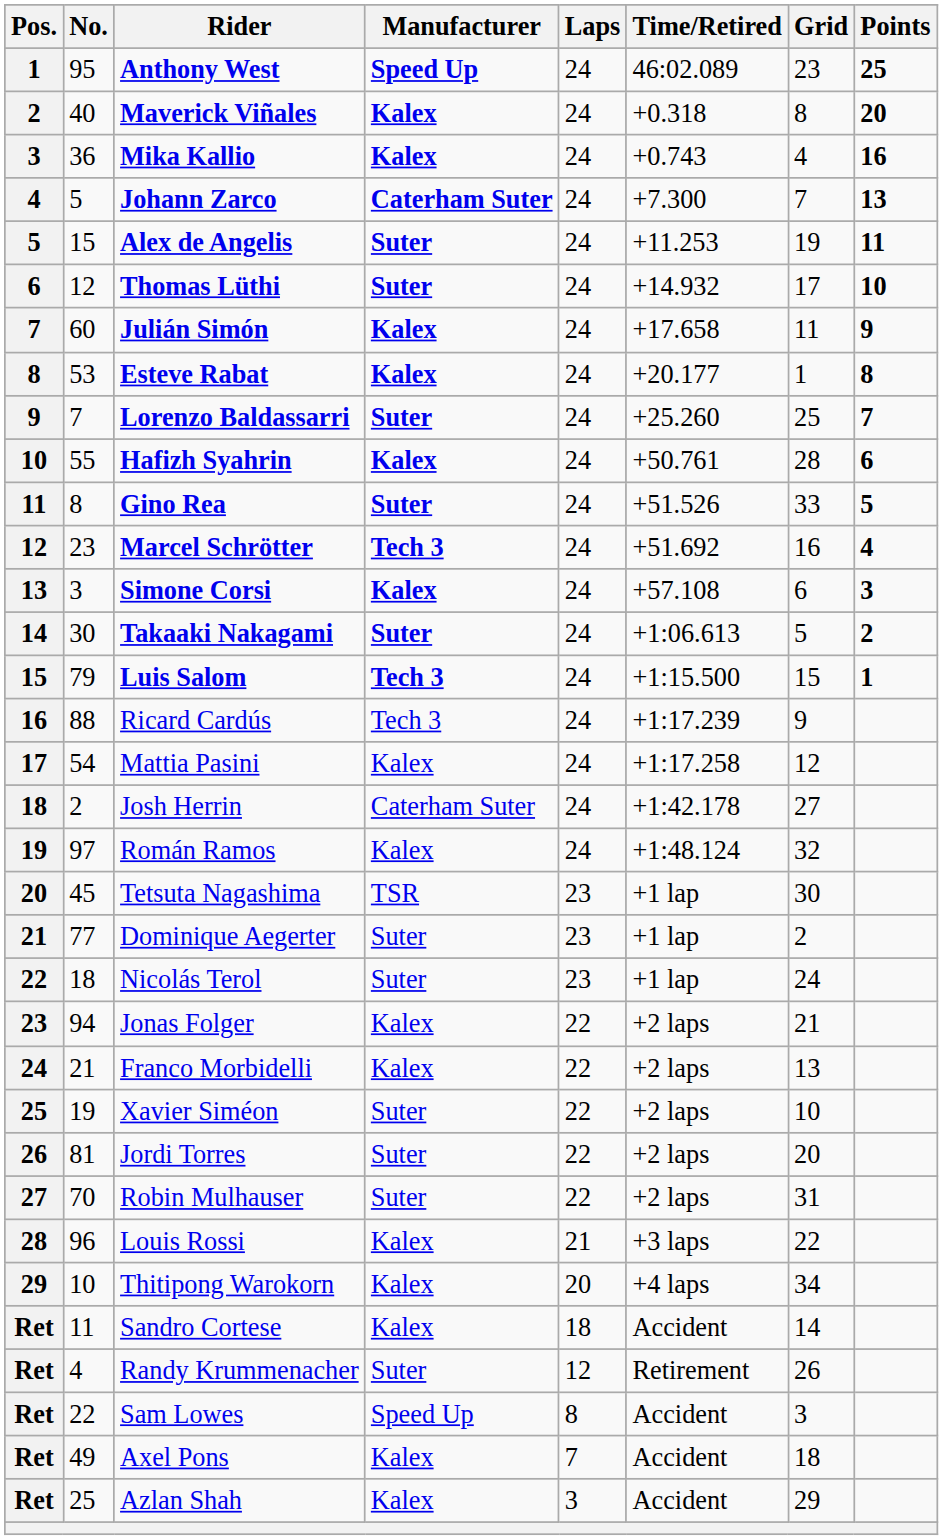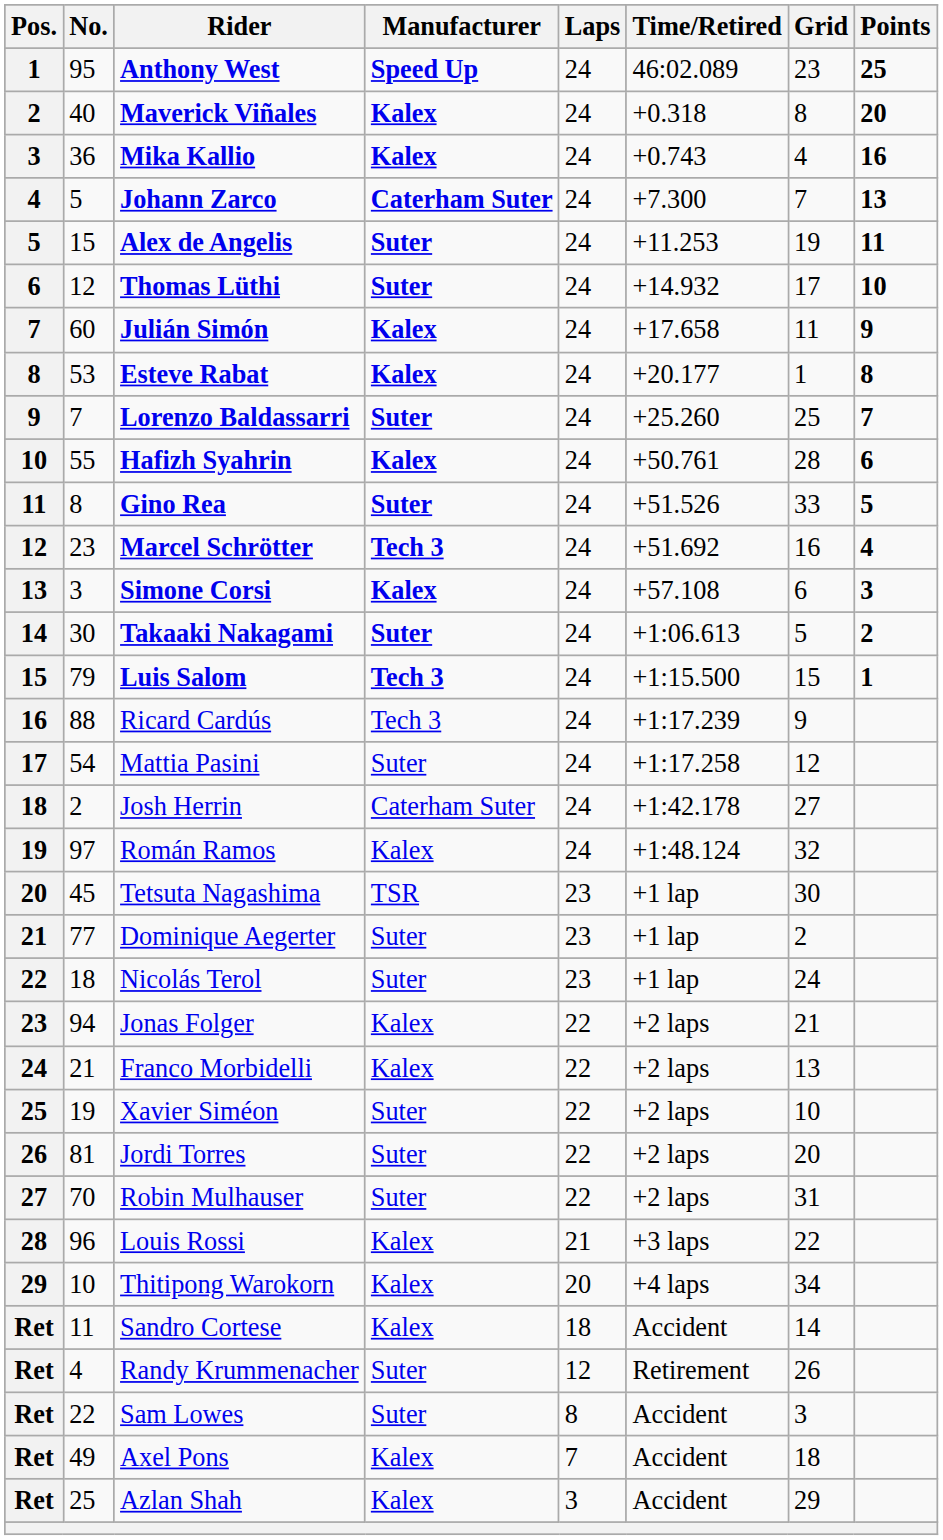(402, 763) Kalex -> (399, 763) Suter
(422, 1413) Speed Up -> (399, 1413) Suter
